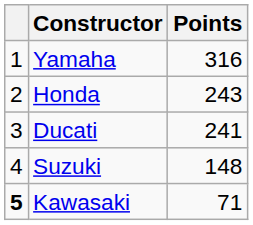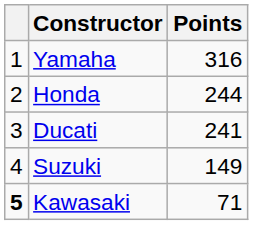(223, 95) 243 -> (223, 95) 244
(223, 166) 148 -> (223, 166) 149
